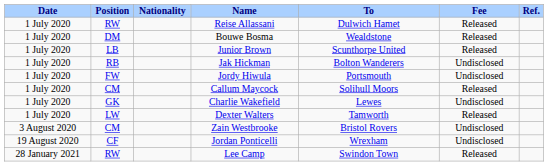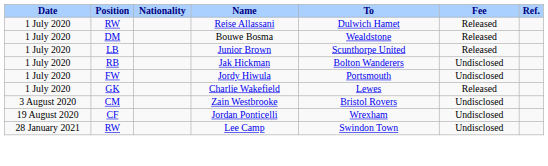- row: (244, 89)
(479, 102) Undisclosed -> (479, 89) Released
- row: (244, 115)
(479, 154) Released -> (479, 128) Undisclosed
